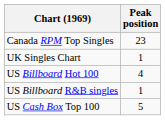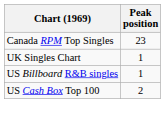- row: (53, 73)
(141, 106) 5 -> (141, 90) 2
